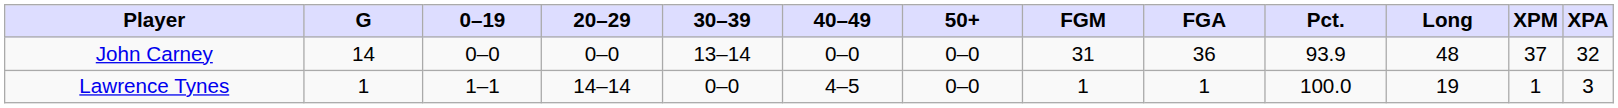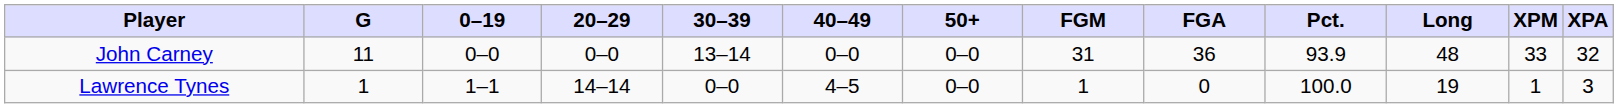(363, 53) 14 -> (363, 53) 11
(1536, 53) 37 -> (1536, 53) 33
(1204, 86) 1 -> (1204, 86) 0
